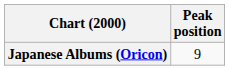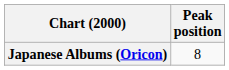(198, 53) 9 -> (198, 53) 8
